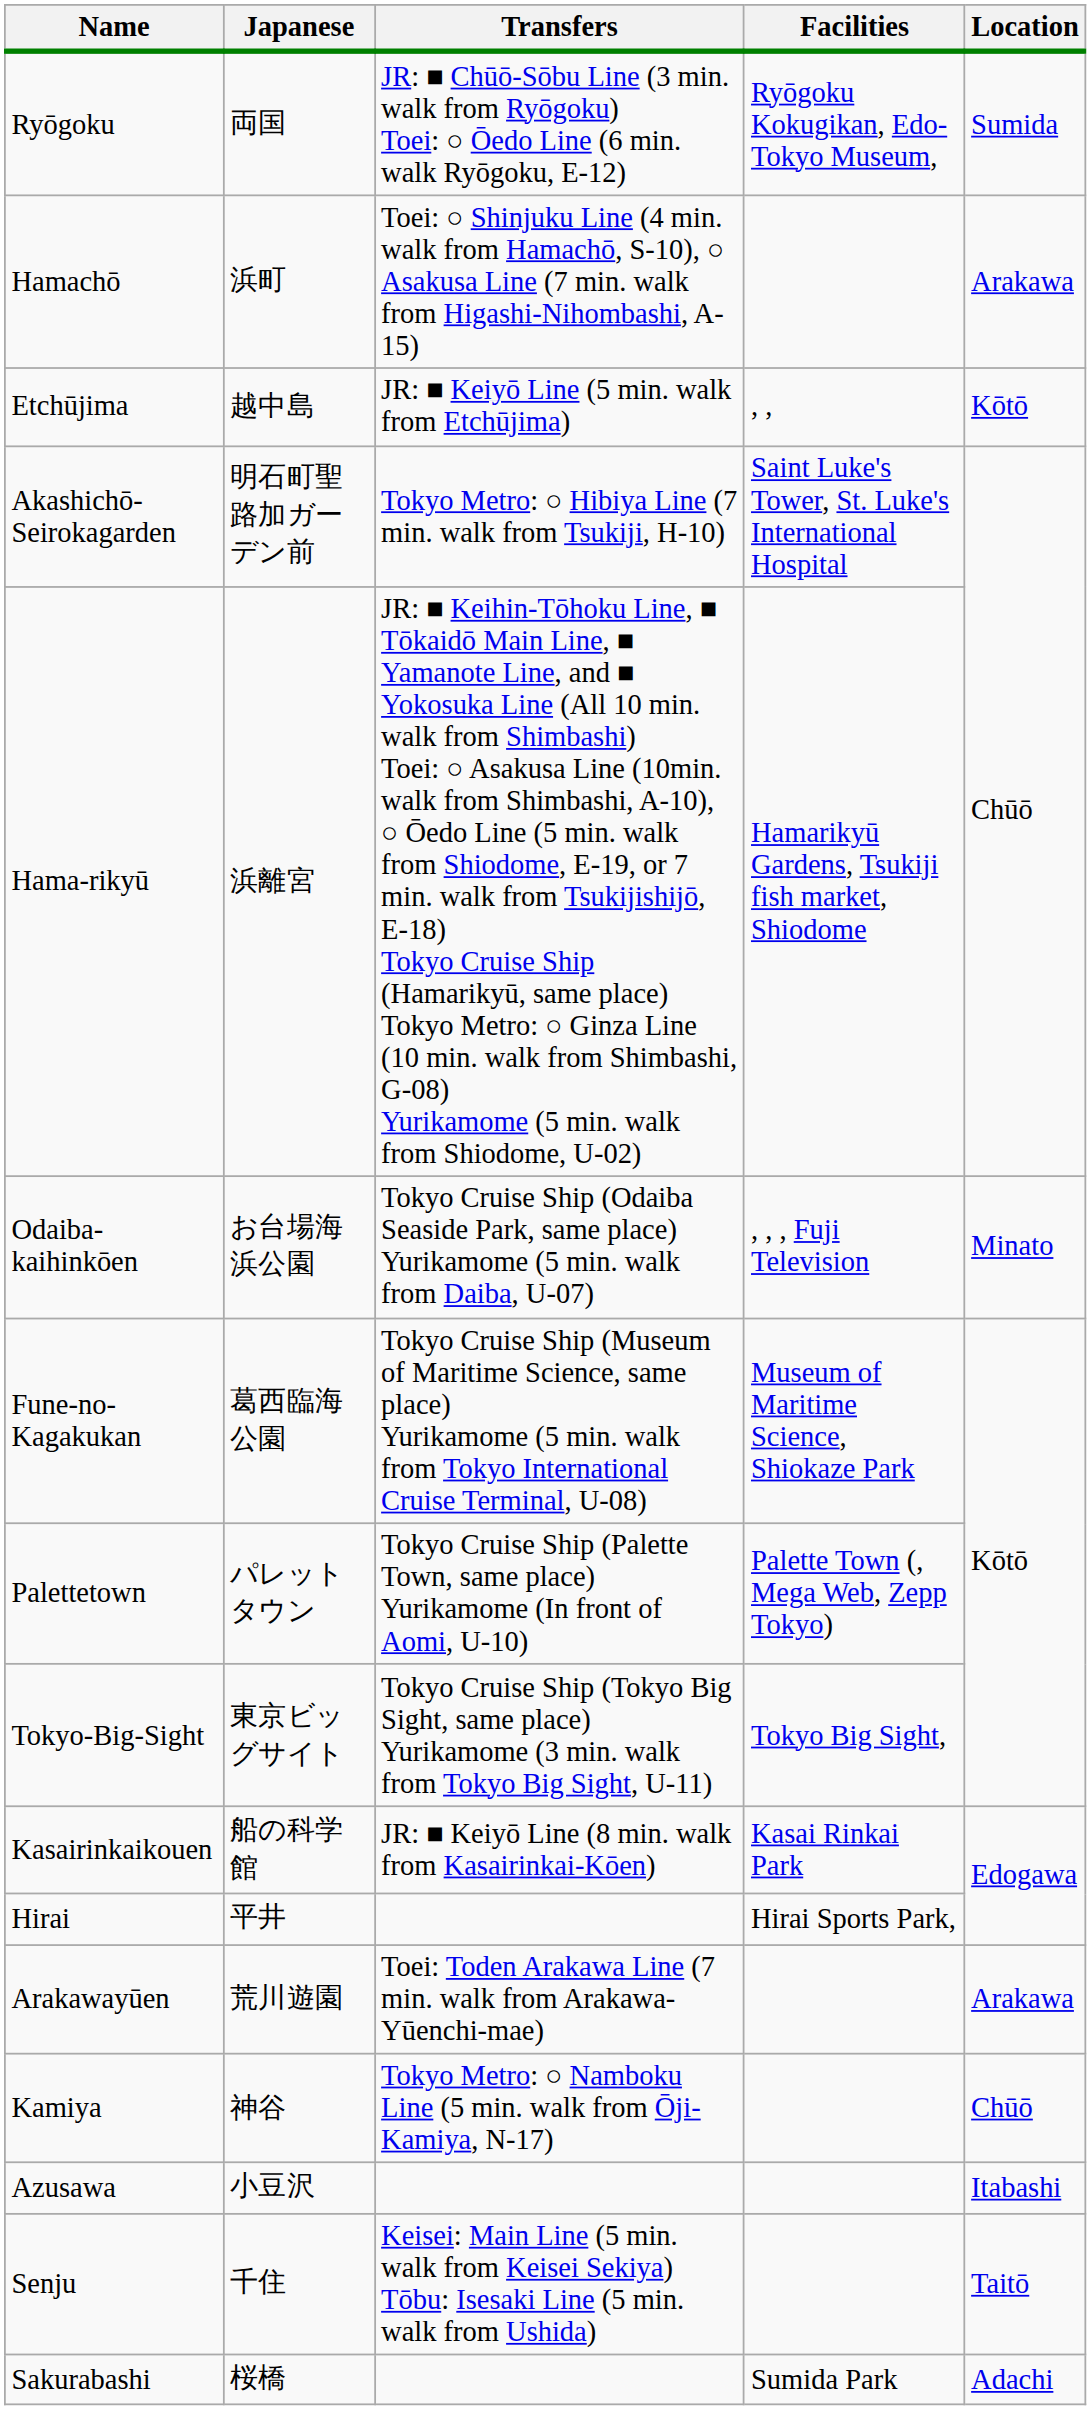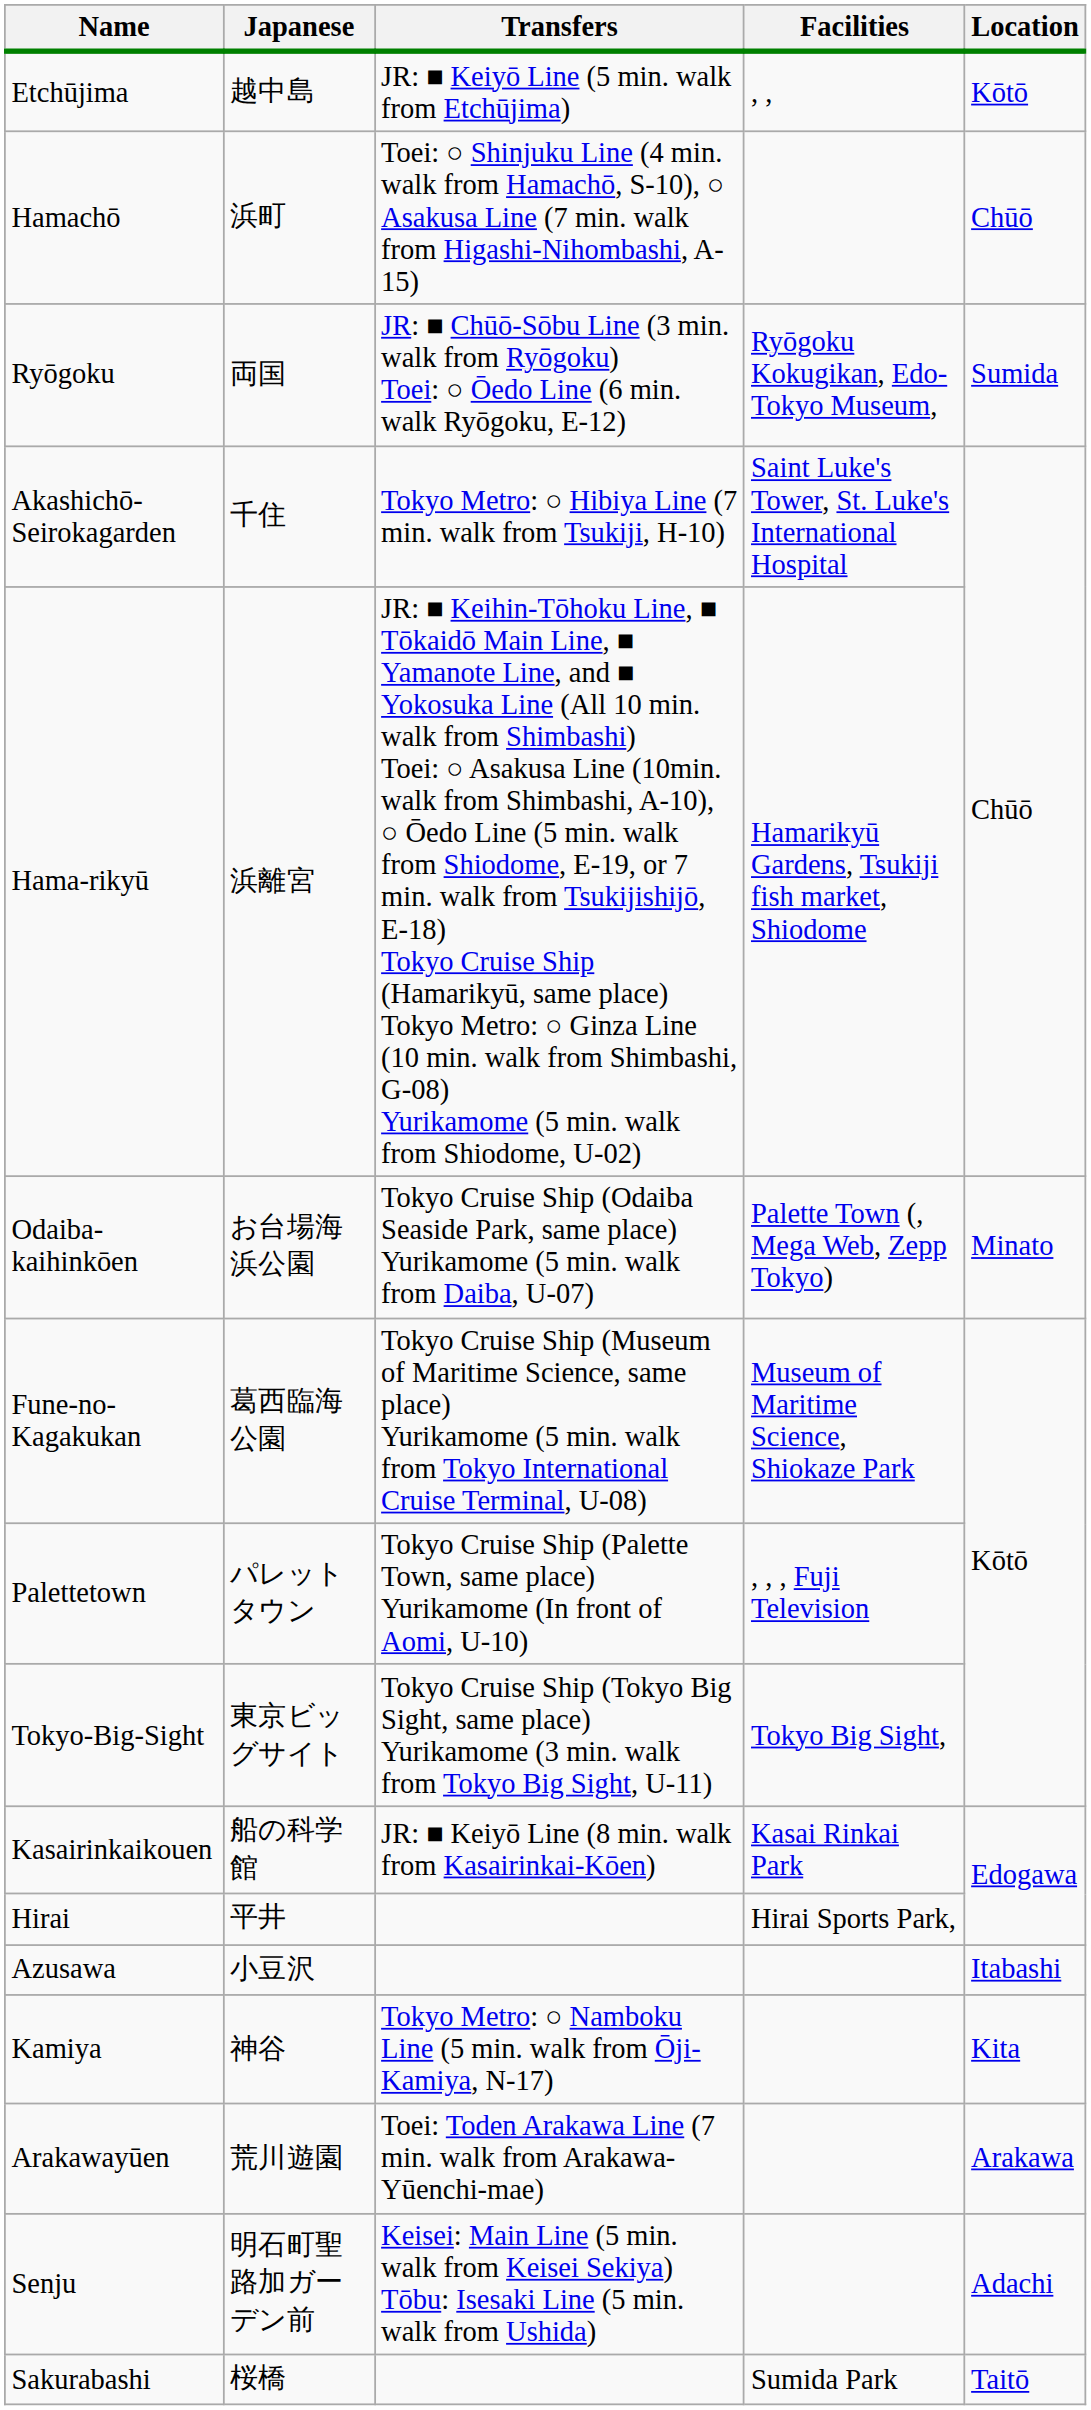rows swapped: (63, 123) <-> (70, 406)
(1023, 281) Arakawa -> (1002, 217) Chūō
(287, 514) 明石町聖路加ガーデン前 -> (258, 514) 千住
(810, 1246) , , , Fuji Television -> (849, 1246) Palette Town (, Mega Web, Zepp Tokyo)
(849, 1593) Palette Town (, Mega Web, Zepp Tokyo) -> (810, 1593) , , , Fuji Television
rows swapped: (64, 2187) <-> (91, 1998)
(1002, 2107) Chūō -> (996, 2048) Kita
(258, 2282) 千住 -> (287, 2282) 明石町聖路加ガーデン前
(1000, 2283) Taitō -> (1012, 2283) Adachi
(1012, 2379) Adachi -> (1000, 2379) Taitō
